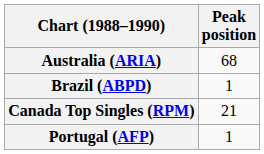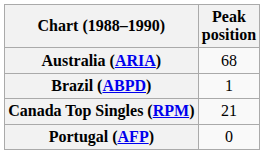(229, 136) 1 -> (229, 136) 0
